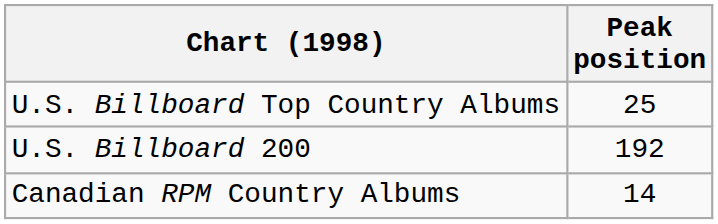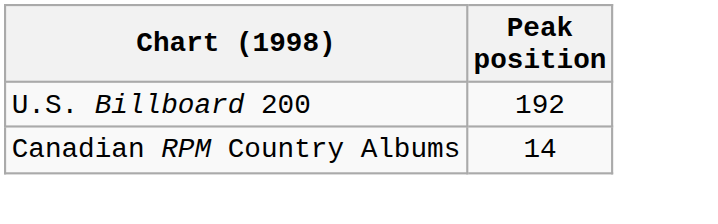- row: (286, 105)
